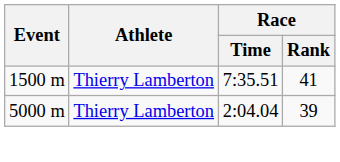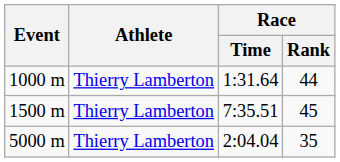+ row: (37, 80)
(309, 80) 41 -> (309, 111) 45
(309, 111) 39 -> (309, 141) 35
